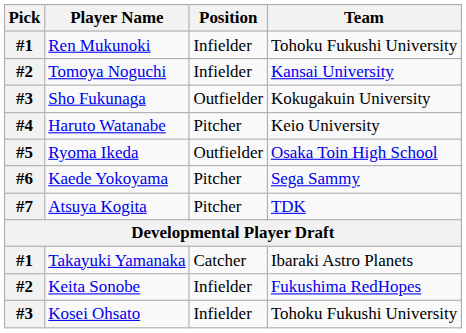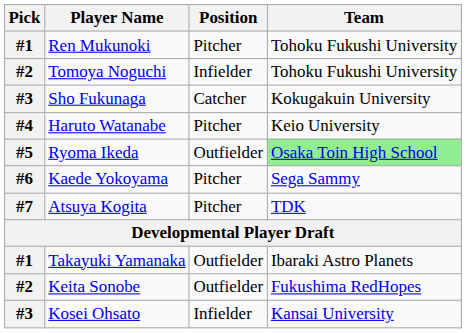(223, 44) Infielder -> (217, 44) Pitcher
(332, 71) Kansai University -> (364, 71) Tohoku Fukushi University
(228, 98) Outfielder -> (220, 98) Catcher
(354, 152) no background -> (354, 152) lightgreen background
(220, 260) Catcher -> (228, 260) Outfielder
(223, 286) Infielder -> (228, 286) Outfielder
(364, 313) Tohoku Fukushi University -> (332, 313) Kansai University
